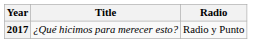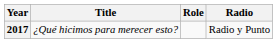+ column: (193, 13)
